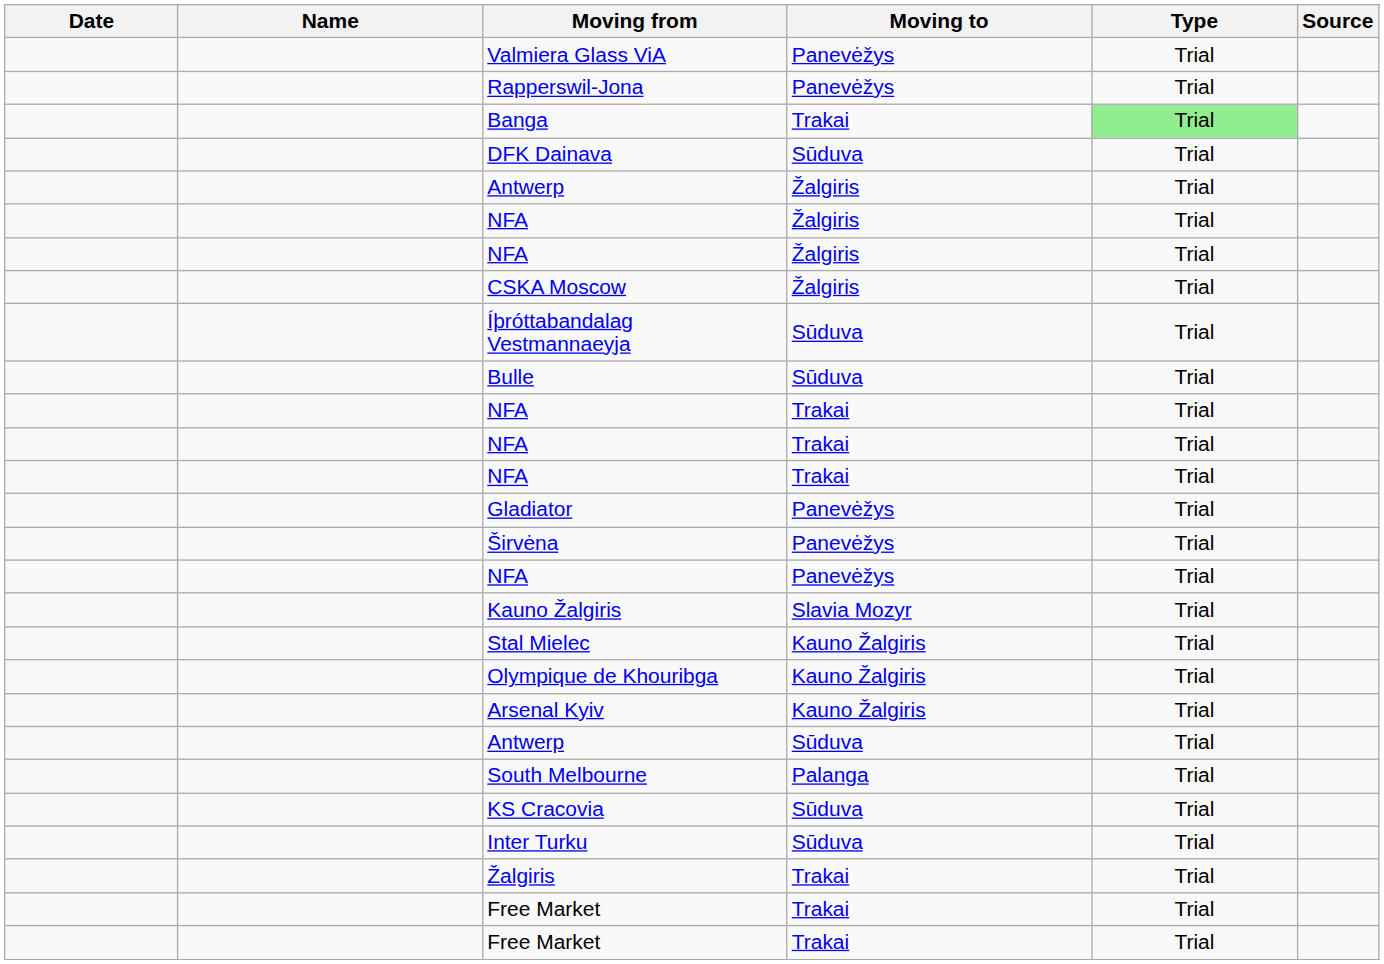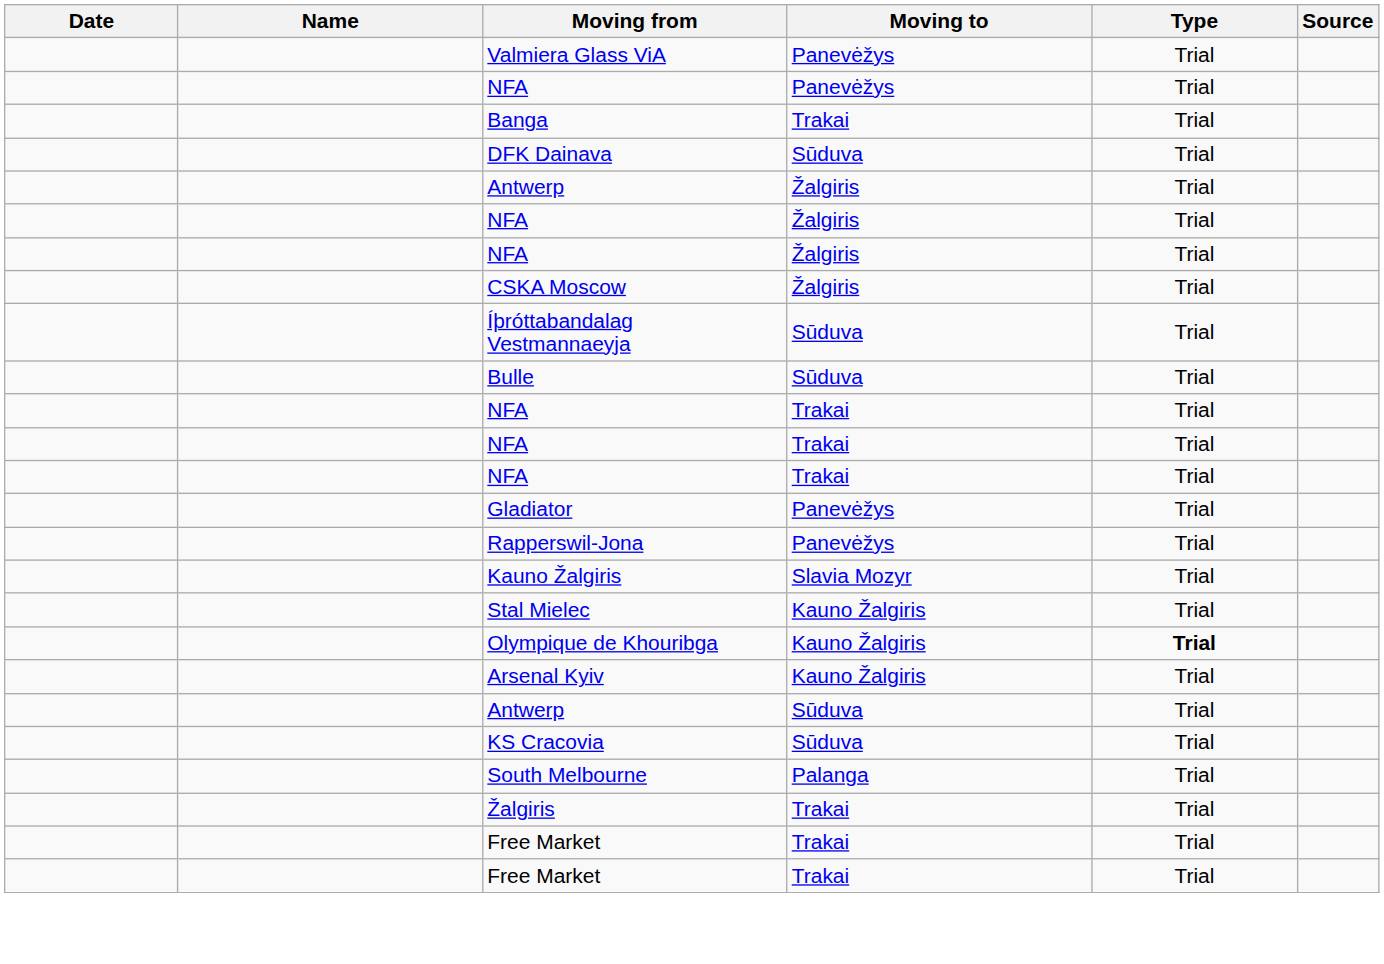rows swapped: (508, 576) <-> (565, 87)
(1194, 120) lightgreen background -> (1194, 120) no background
- row: (523, 543)
(1194, 676) normal -> (1194, 643) bold
rows swapped: (567, 776) <-> (546, 809)
- row: (537, 842)
